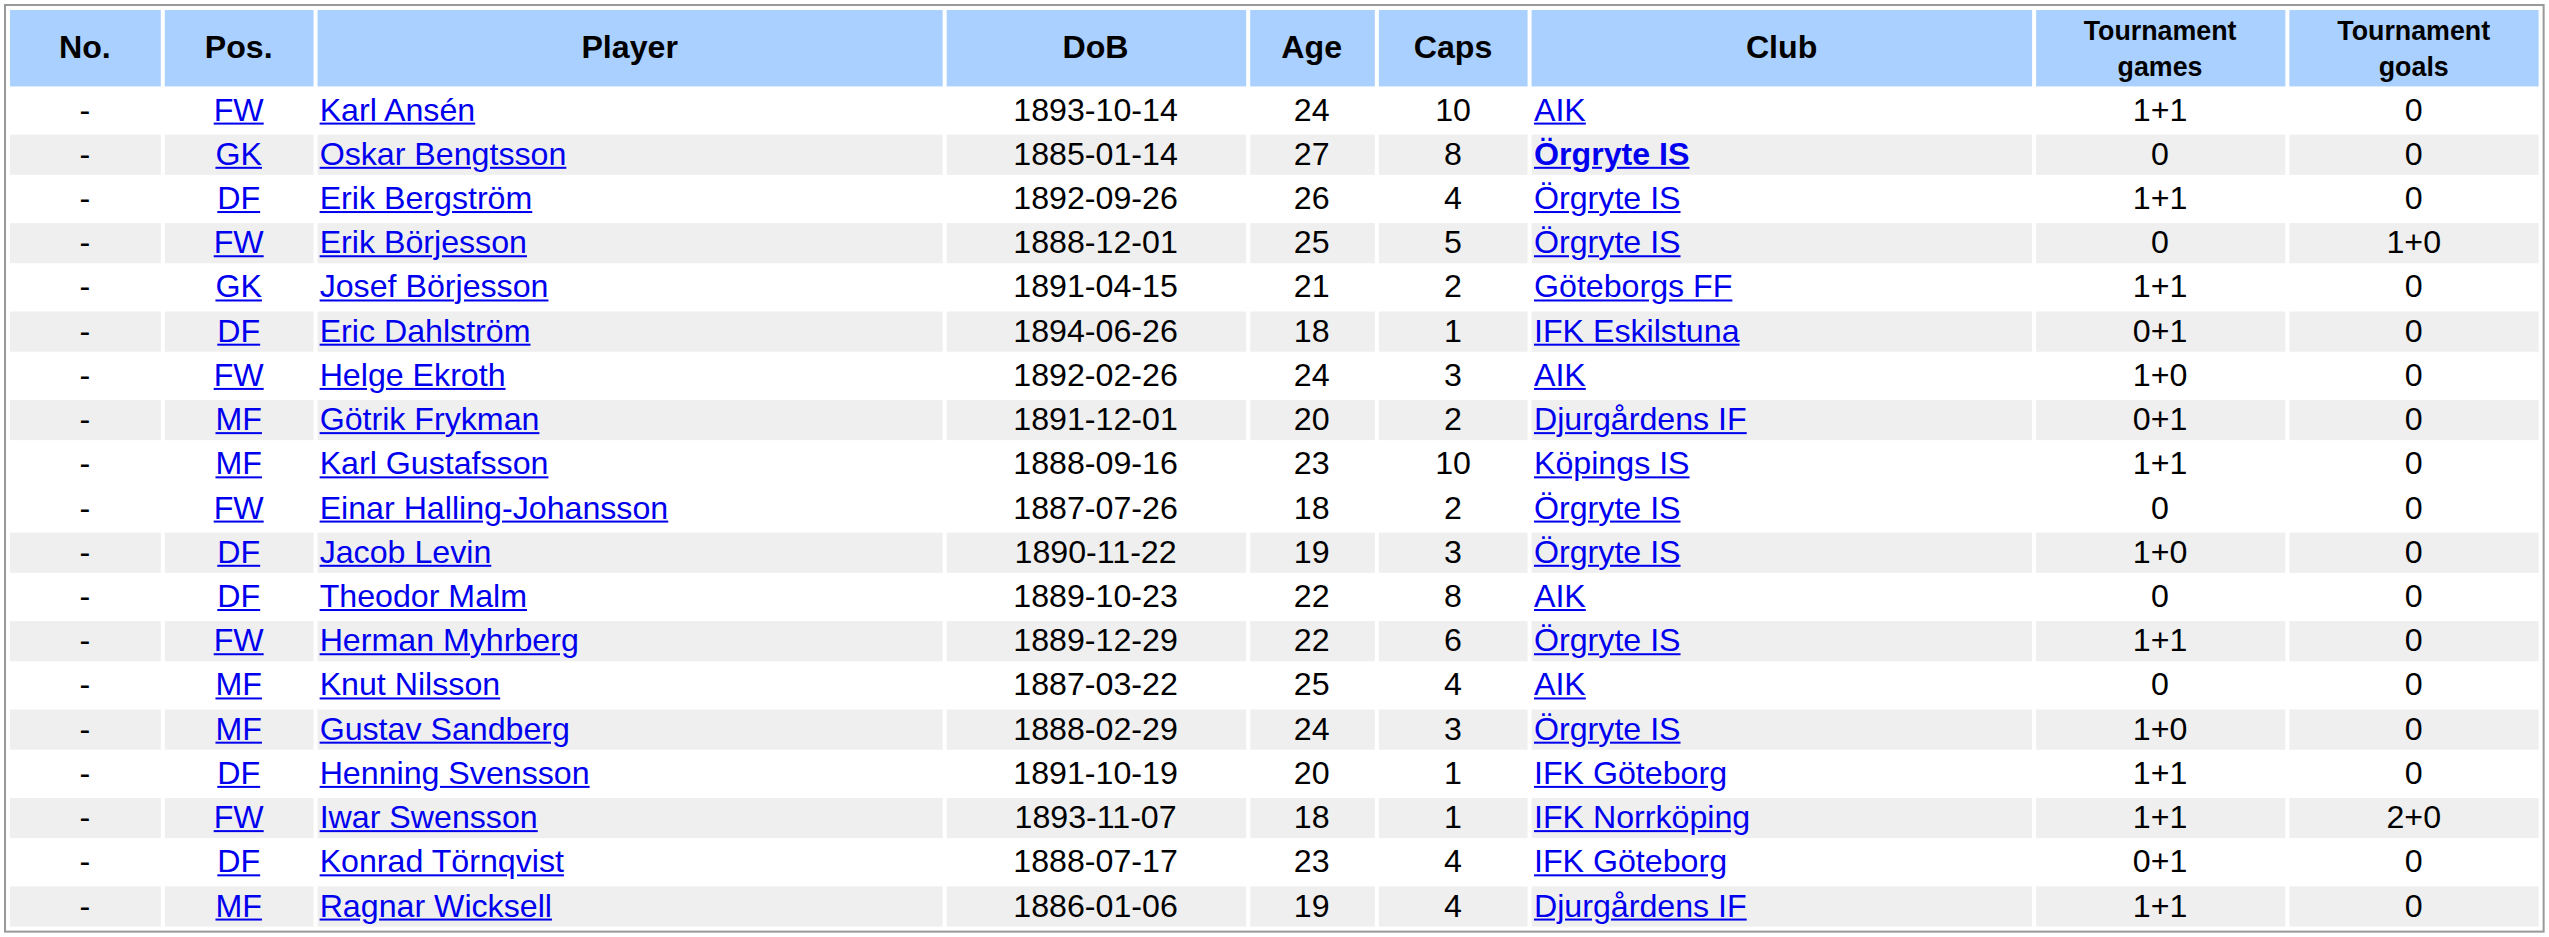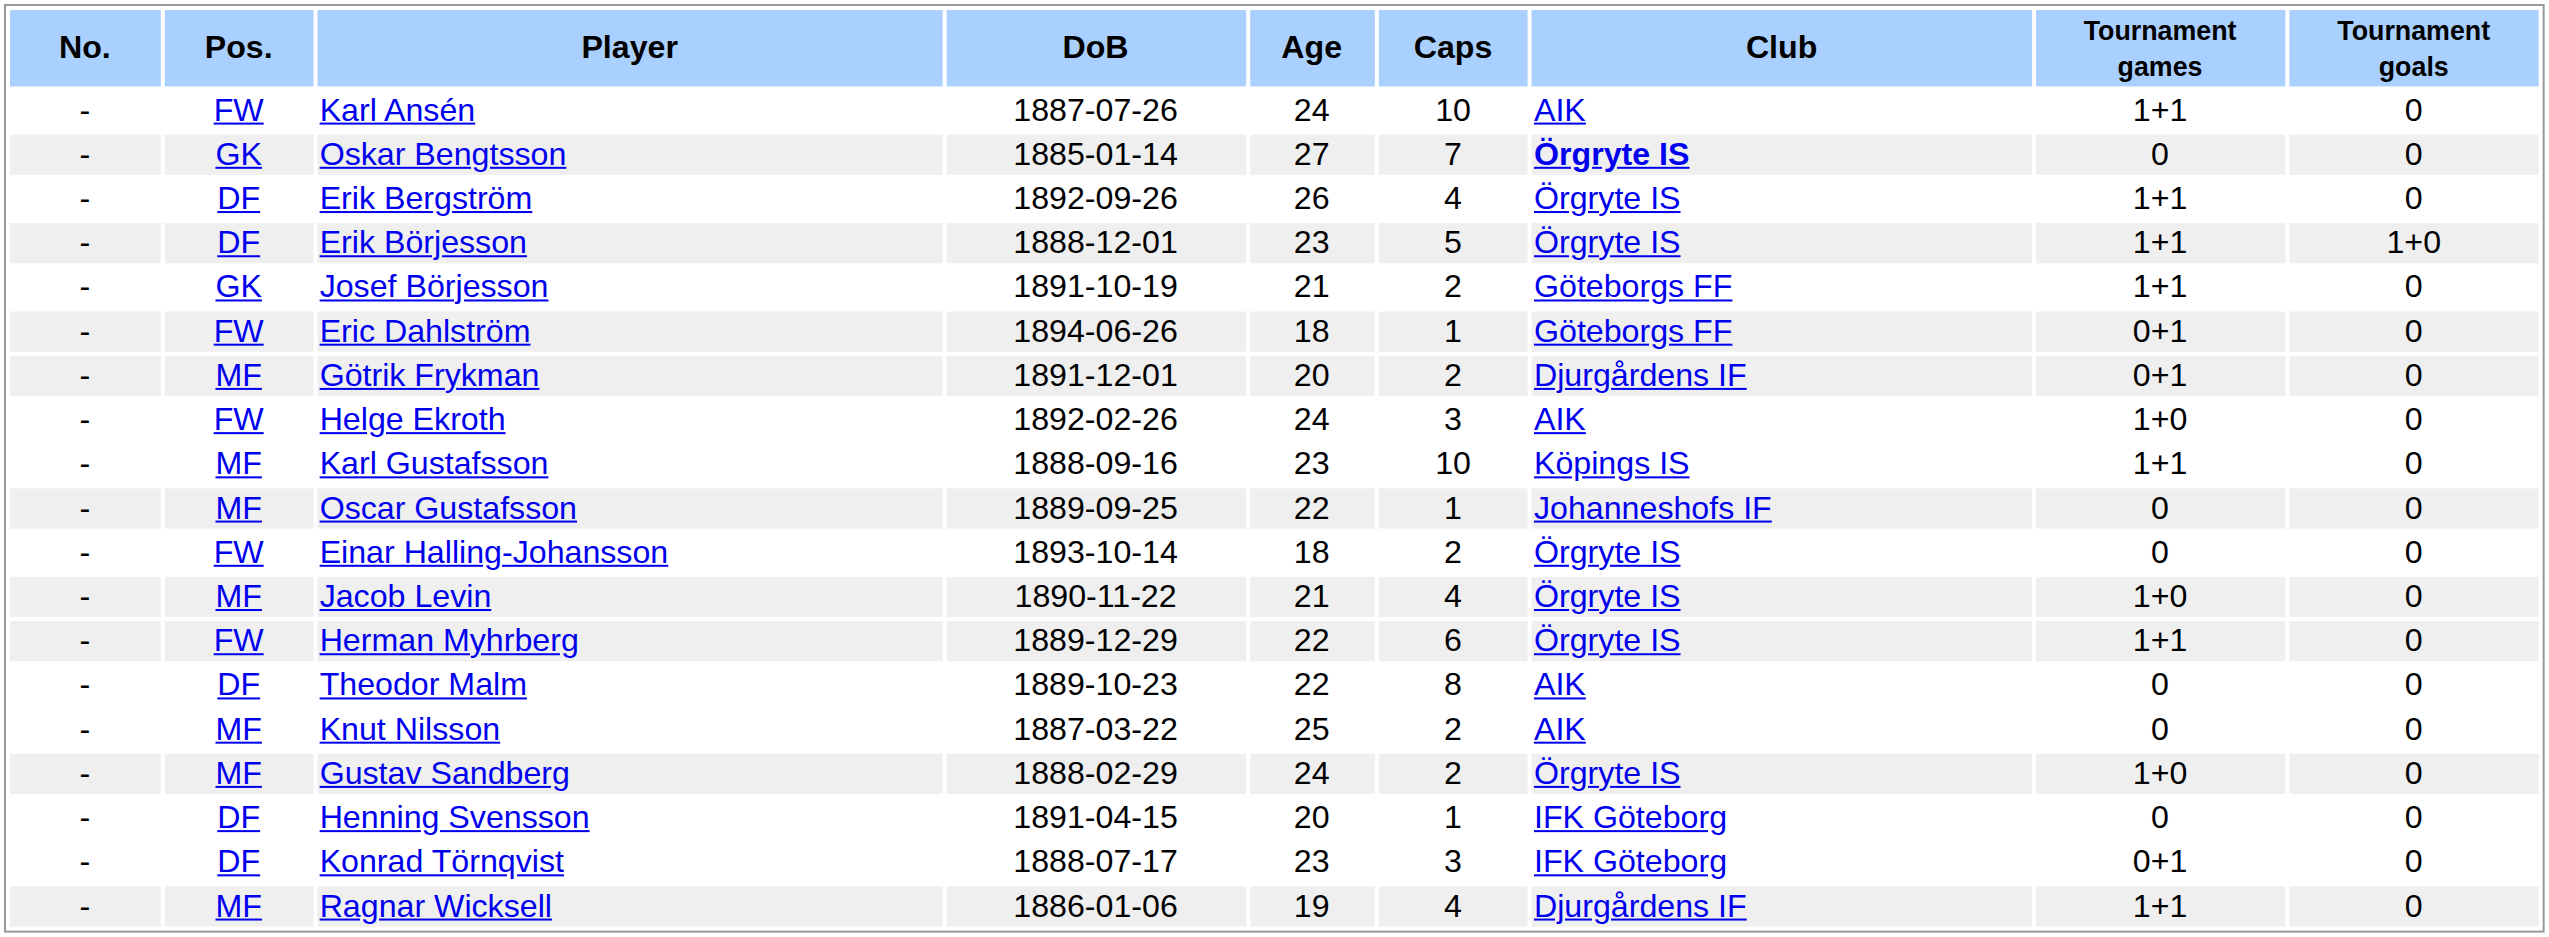(1096, 110) 1893-10-14 -> (1096, 110) 1887-07-26
(1453, 154) 8 -> (1453, 154) 7
(239, 242) FW -> (239, 242) DF
(1312, 242) 25 -> (1312, 242) 23
(2160, 242) 0 -> (2160, 242) 1+1
(1096, 286) 1891-04-15 -> (1096, 286) 1891-10-19
(239, 331) DF -> (239, 331) FW
(1637, 331) IFK Eskilstuna -> (1633, 331) Göteborgs FF
rows swapped: (413, 375) <-> (430, 419)
+ row: (448, 508)
(1096, 508) 1887-07-26 -> (1096, 552) 1893-10-14
(239, 552) DF -> (239, 596) MF
(1312, 552) 19 -> (1312, 596) 21
(1453, 552) 3 -> (1453, 596) 4
rows swapped: (423, 596) <-> (449, 640)
(1453, 684) 4 -> (1453, 729) 2
(1453, 729) 3 -> (1453, 773) 2
(1096, 773) 1891-10-19 -> (1096, 817) 1891-04-15
(2160, 773) 1+1 -> (2160, 817) 0
- row: (429, 817)
(1453, 861) 4 -> (1453, 861) 3
